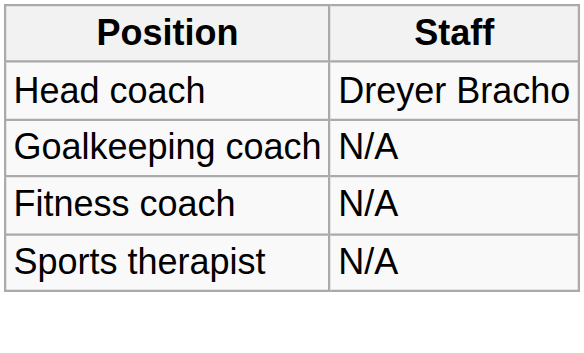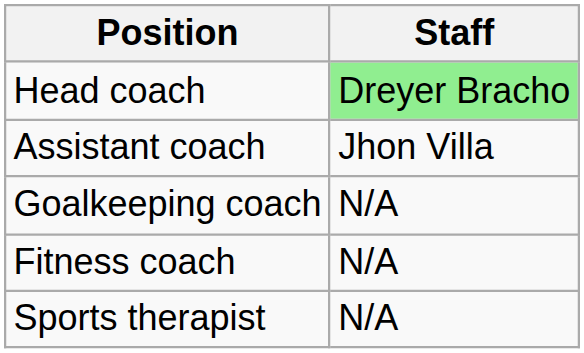(454, 90) no background -> (454, 90) lightgreen background
+ row: (139, 147)
